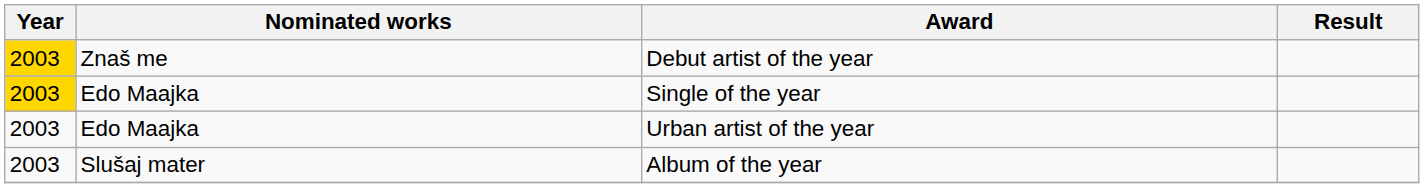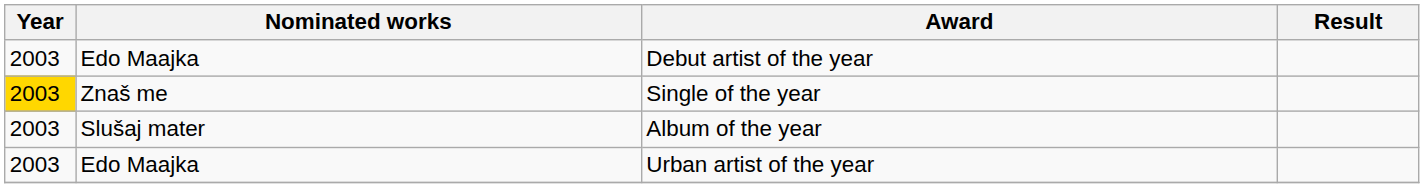(35, 57) gold background -> (35, 57) no background
(124, 57) Znaš me -> (140, 57) Edo Maajka
(140, 93) Edo Maajka -> (124, 93) Znaš me
rows swapped: (734, 164) <-> (760, 128)
